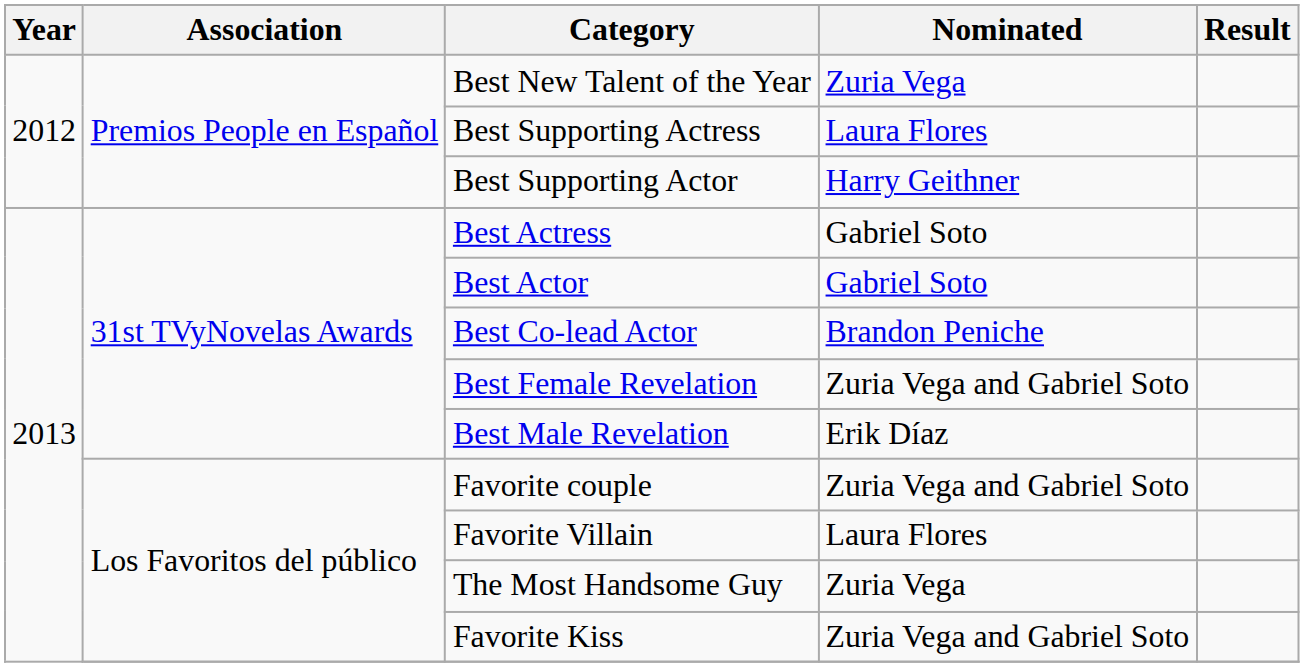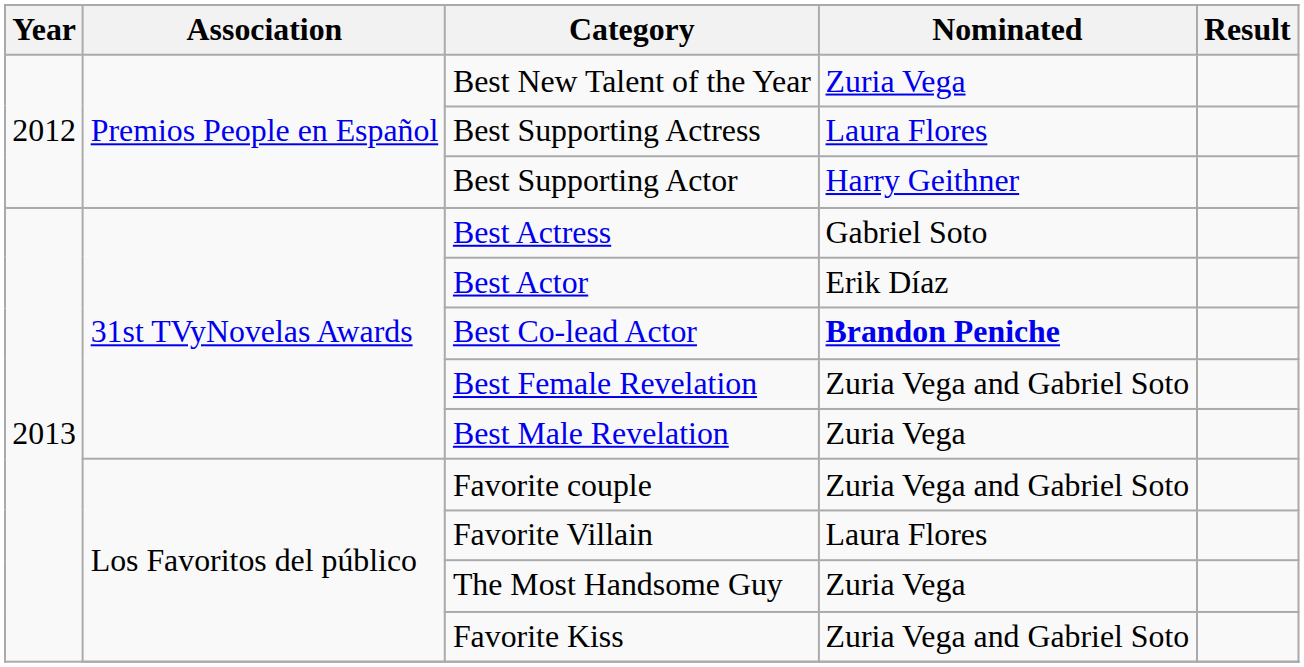(906, 282) Gabriel Soto -> (887, 282) Erik Díaz
(935, 332) normal -> (943, 332) bold
(887, 433) Erik Díaz -> (896, 433) Zuria Vega
